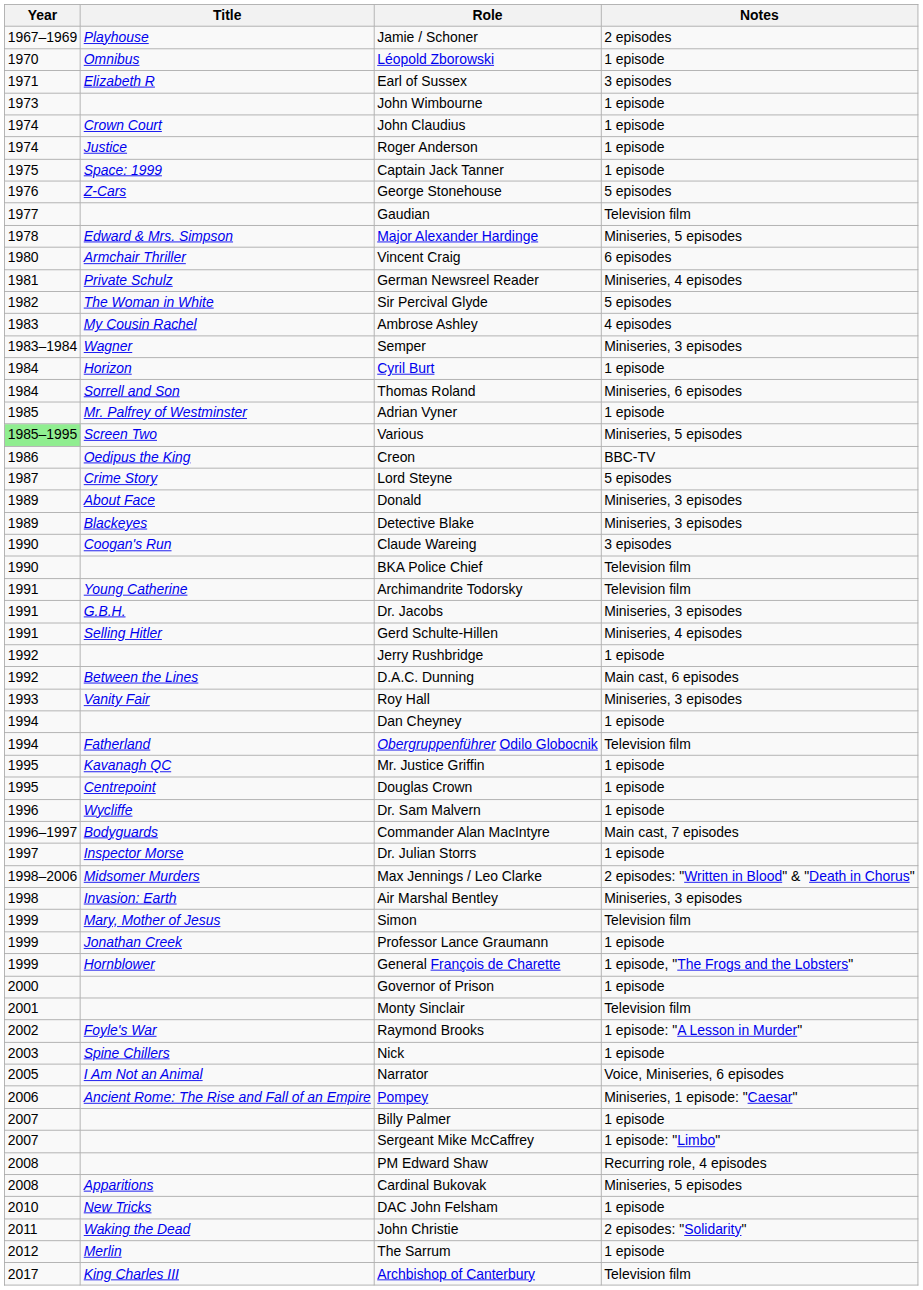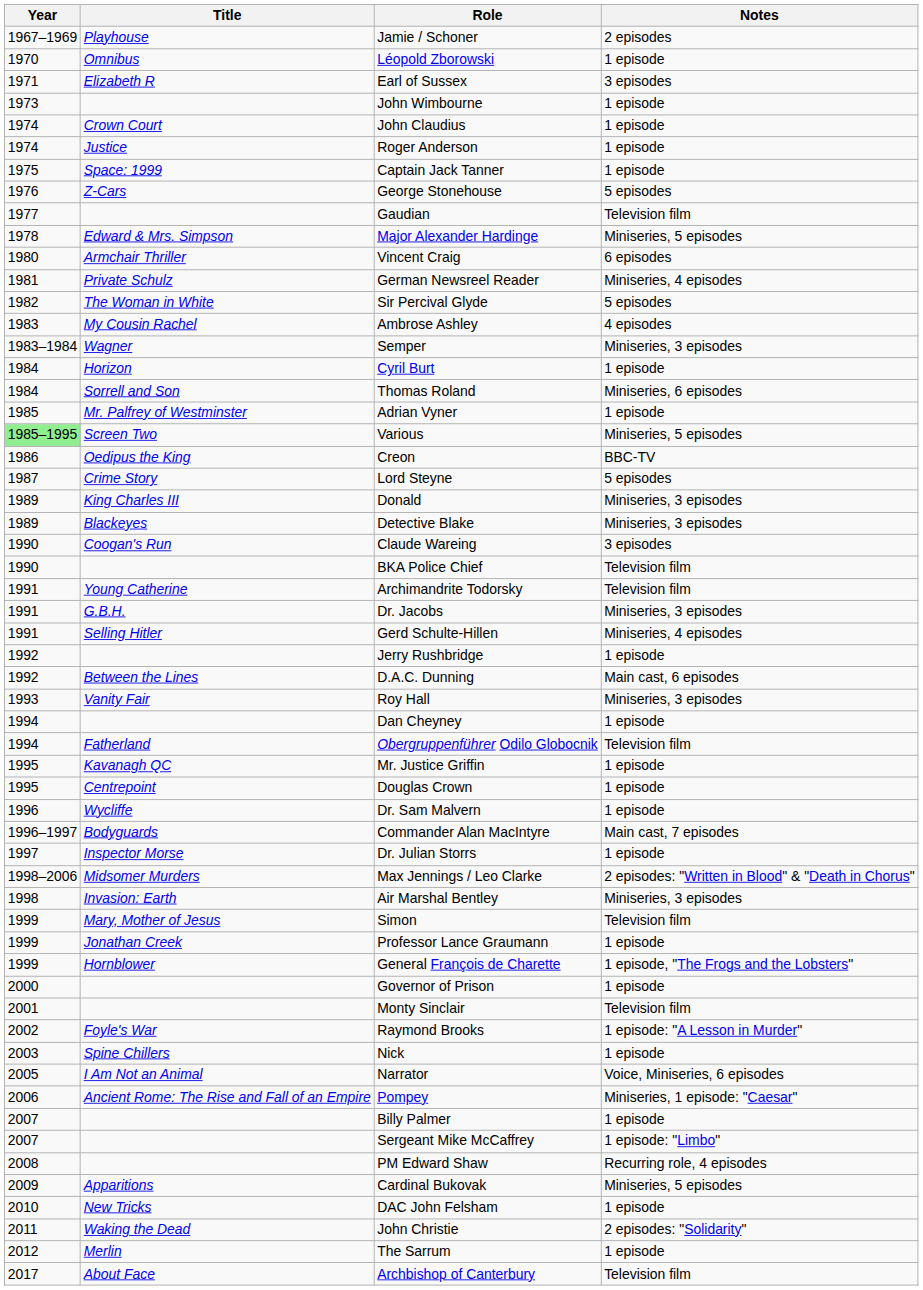(119, 501) About Face -> (131, 501) King Charles III
(23, 1185) 2008 -> (23, 1185) 2009
(131, 1273) King Charles III -> (119, 1273) About Face
